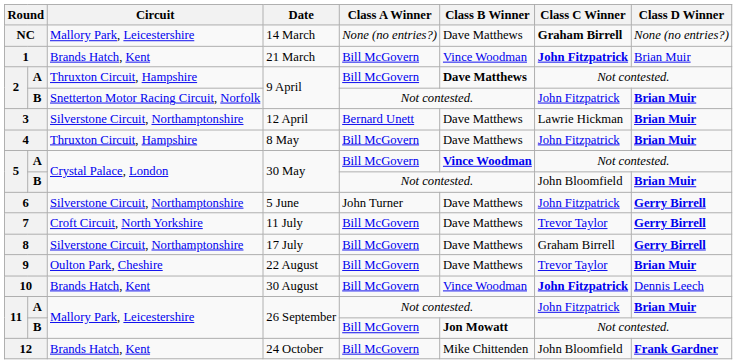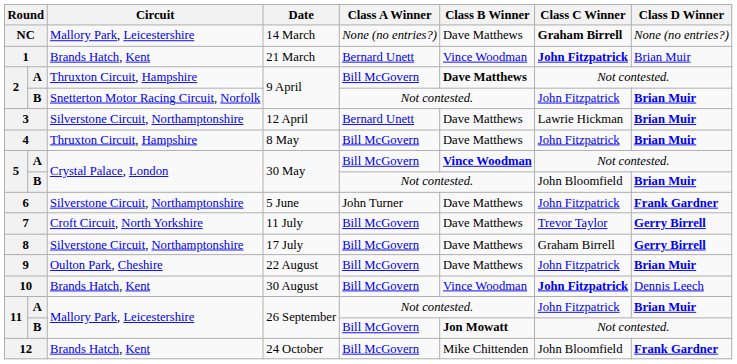(381, 56) Bill McGovern -> (378, 56) Bernard Unett
(670, 202) Gerry Birrell -> (676, 202) Frank Gardner
(573, 264) Trevor Taylor -> (579, 264) John Fitzpatrick
